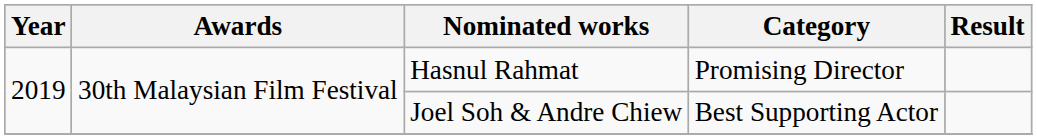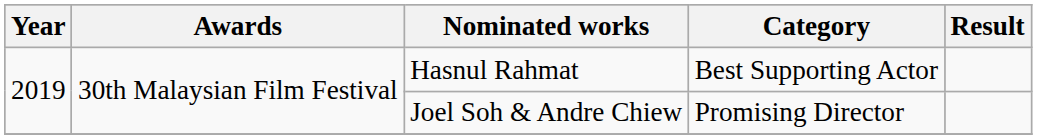(799, 69) Promising Director -> (816, 69) Best Supporting Actor
(816, 112) Best Supporting Actor -> (799, 112) Promising Director
